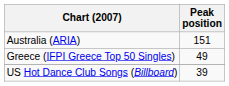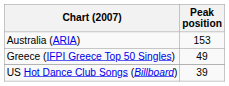(202, 40) 151 -> (202, 40) 153
